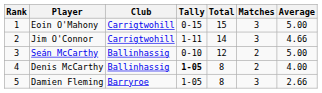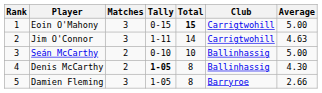columns swapped: (141, 11) <-> (257, 11)
(222, 25) normal -> (191, 25) bold
(297, 39) 4.66 -> (297, 39) 4.63
(222, 53) 12 -> (191, 53) 10
(297, 67) 4.00 -> (297, 67) 4.30
